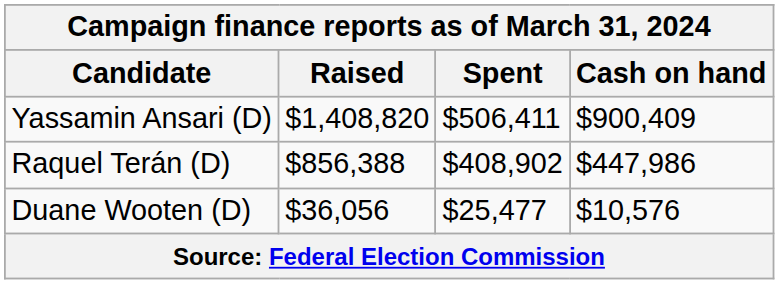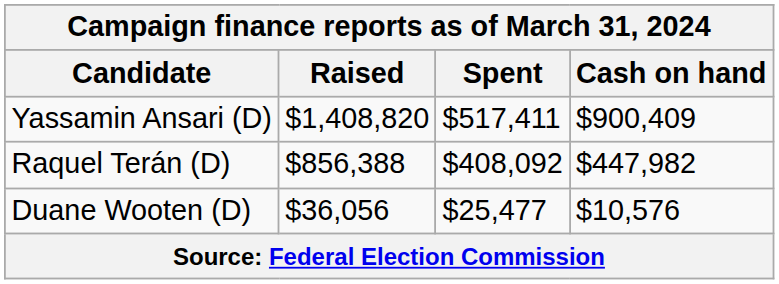(502, 118) $506,411 -> (502, 118) $517,411
(503, 164) $408,902 -> (503, 164) $408,092
(636, 164) $447,986 -> (636, 164) $447,982
